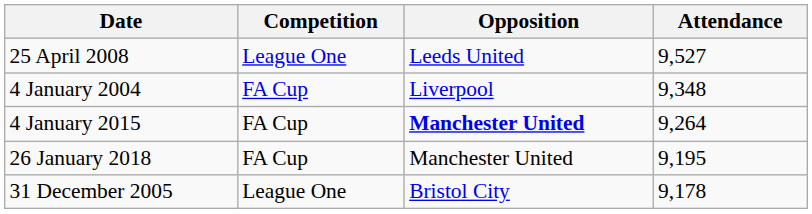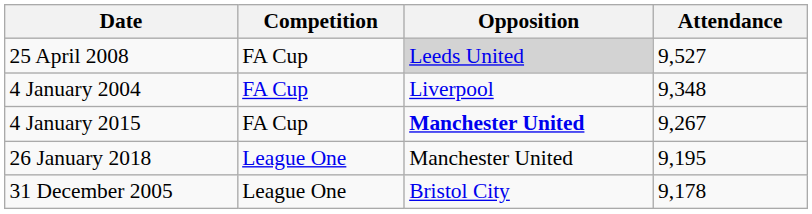(294, 55) League One -> (275, 55) FA Cup
(467, 55) no background -> (467, 55) lightgrey background
(682, 123) 9,264 -> (682, 123) 9,267
(275, 157) FA Cup -> (294, 157) League One
